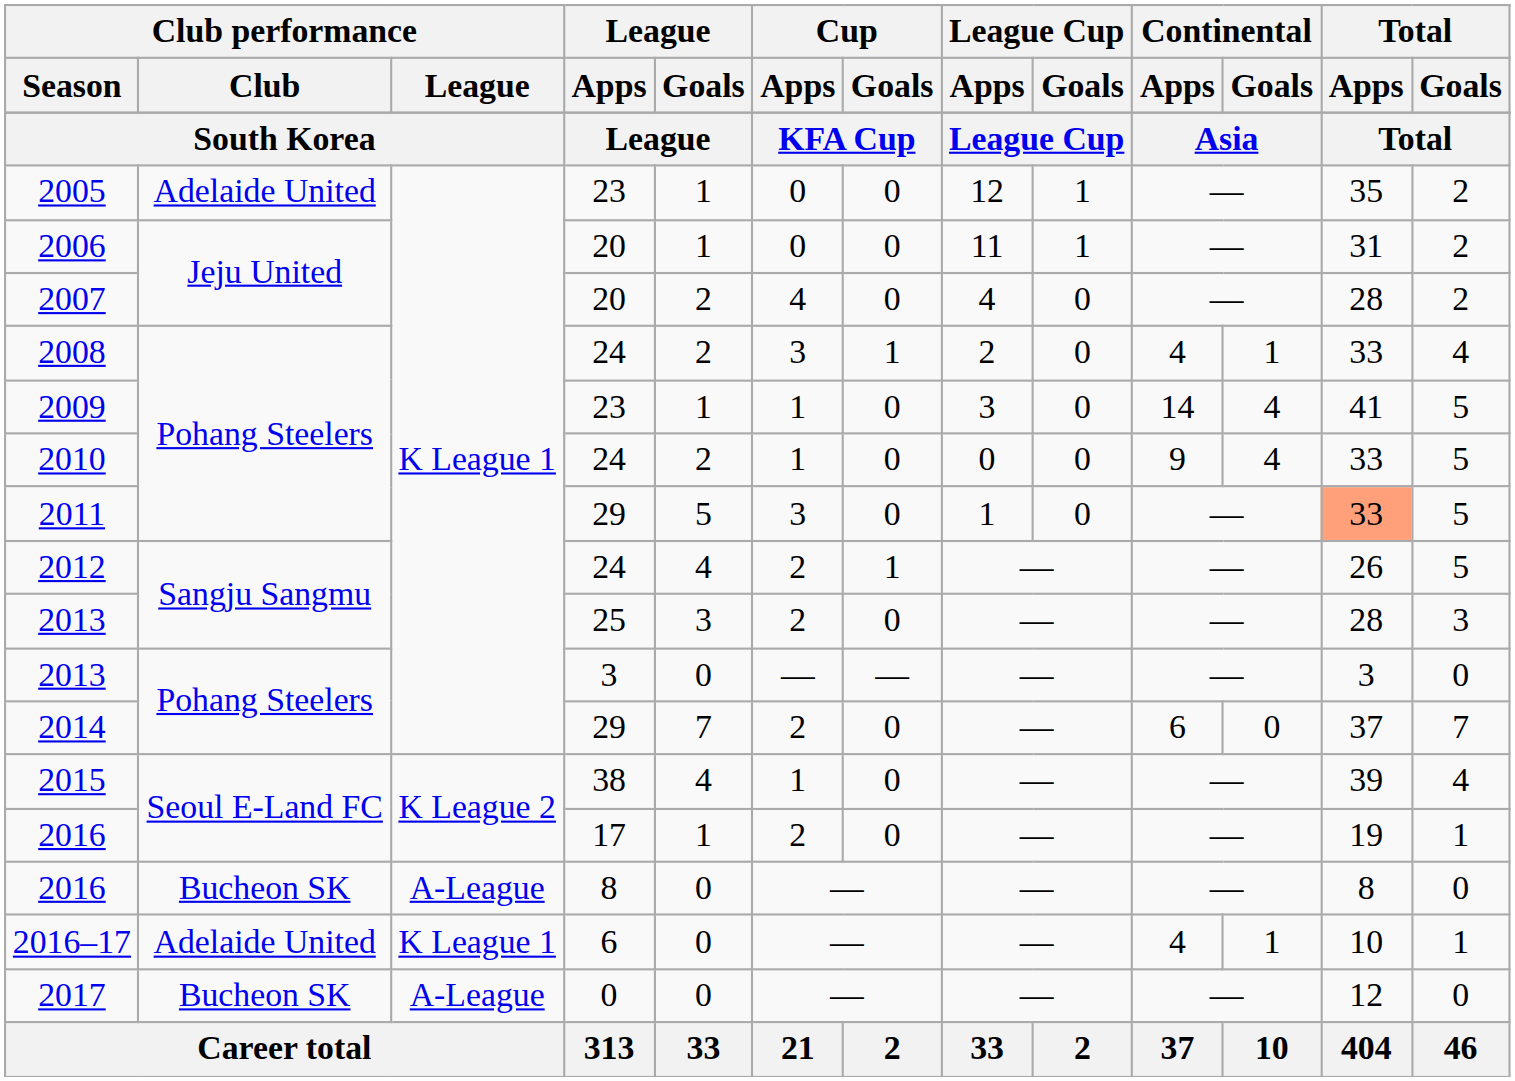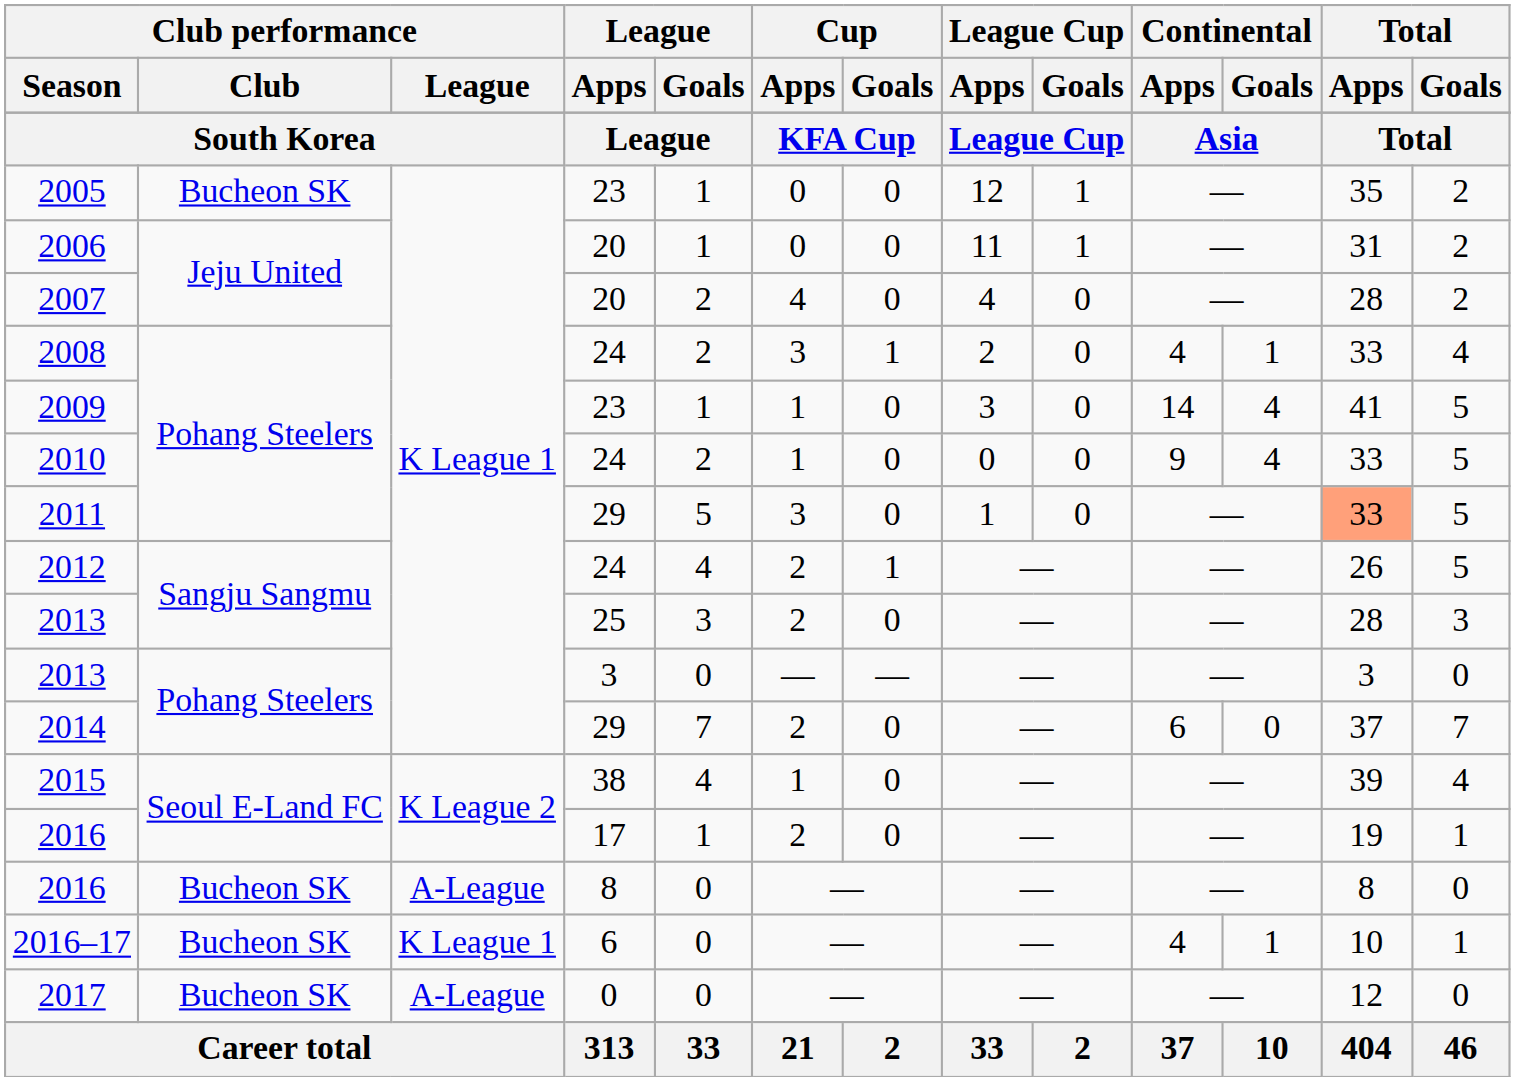(265, 191) Adelaide United -> (265, 191) Bucheon SK
(265, 941) Adelaide United -> (265, 941) Bucheon SK
